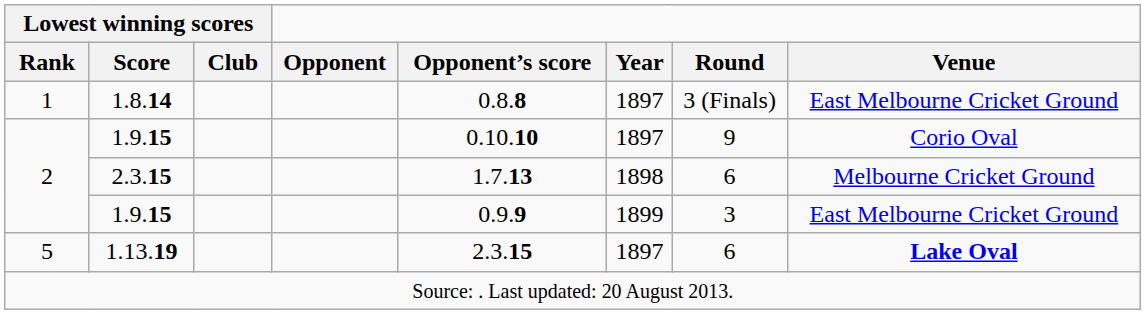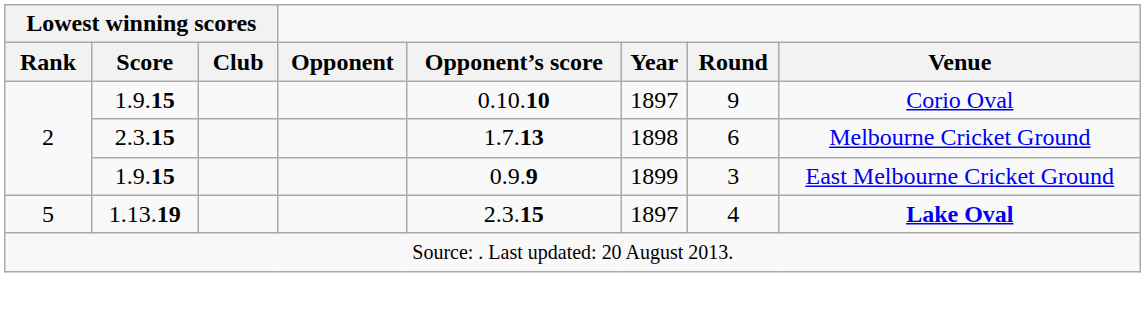- row: (47, 99)
(730, 251) 6 -> (733, 213) 4
